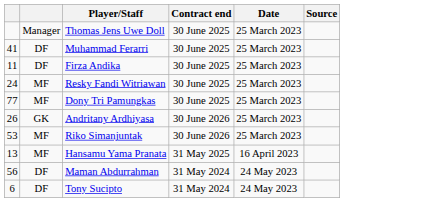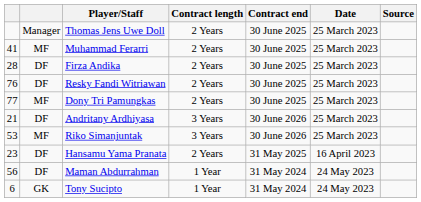+ column: (207, 13)
(41, 48) DF -> (41, 48) MF
(12, 66) 11 -> (12, 66) 28
(12, 83) 24 -> (12, 83) 76
(41, 83) MF -> (41, 83) DF
(12, 118) 26 -> (12, 118) 21
(41, 118) GK -> (41, 118) DF
(12, 153) 13 -> (12, 153) 23
(41, 153) MF -> (41, 153) DF
(41, 188) DF -> (41, 188) GK
